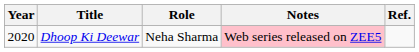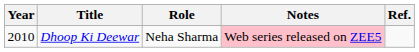(21, 36) 2020 -> (21, 36) 2010
